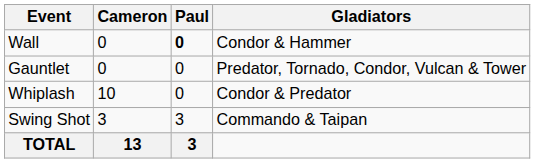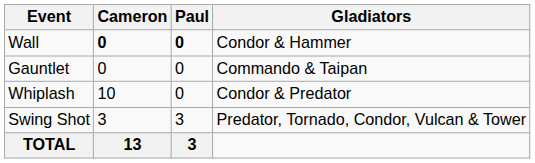(102, 42) normal -> (102, 42) bold
(371, 68) Predator, Tornado, Condor, Vulcan & Tower -> (292, 68) Commando & Taipan
(292, 119) Commando & Taipan -> (371, 119) Predator, Tornado, Condor, Vulcan & Tower
